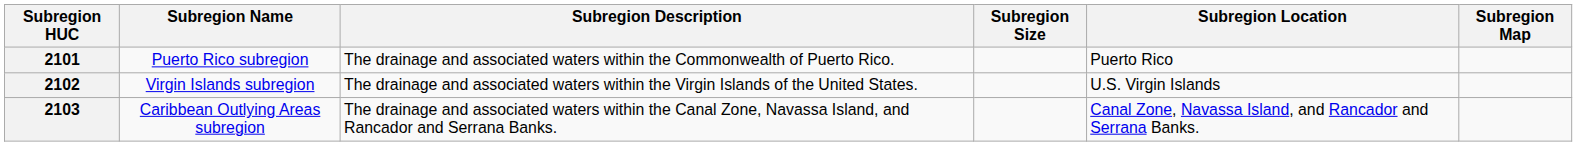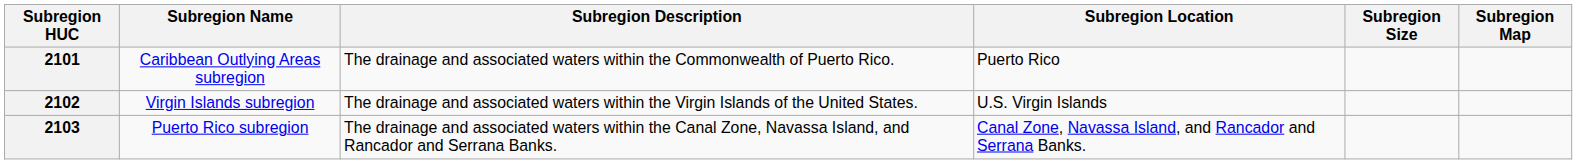columns swapped: (1272, 17) <-> (1030, 25)
(230, 60) Puerto Rico subregion -> (230, 68) Caribbean Outlying Areas subregion
(230, 119) Caribbean Outlying Areas subregion -> (230, 128) Puerto Rico subregion
